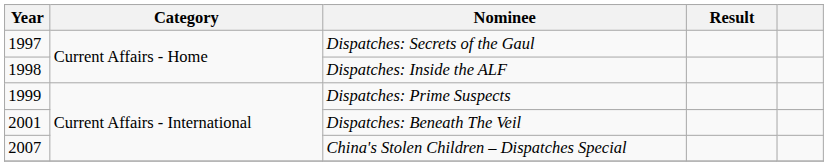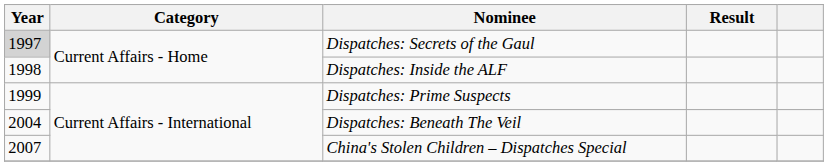(25, 43) no background -> (25, 43) lightgrey background
(25, 122) 2001 -> (25, 122) 2004
